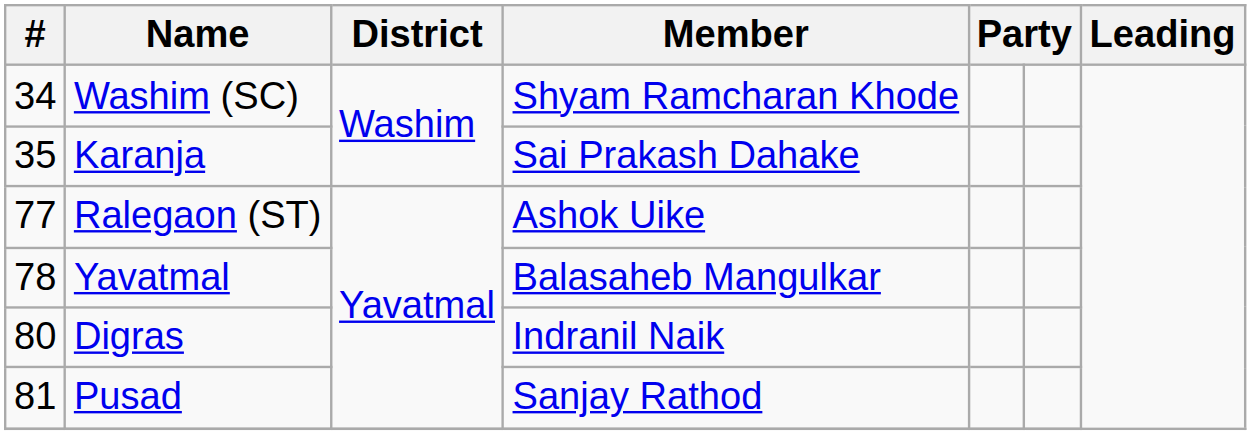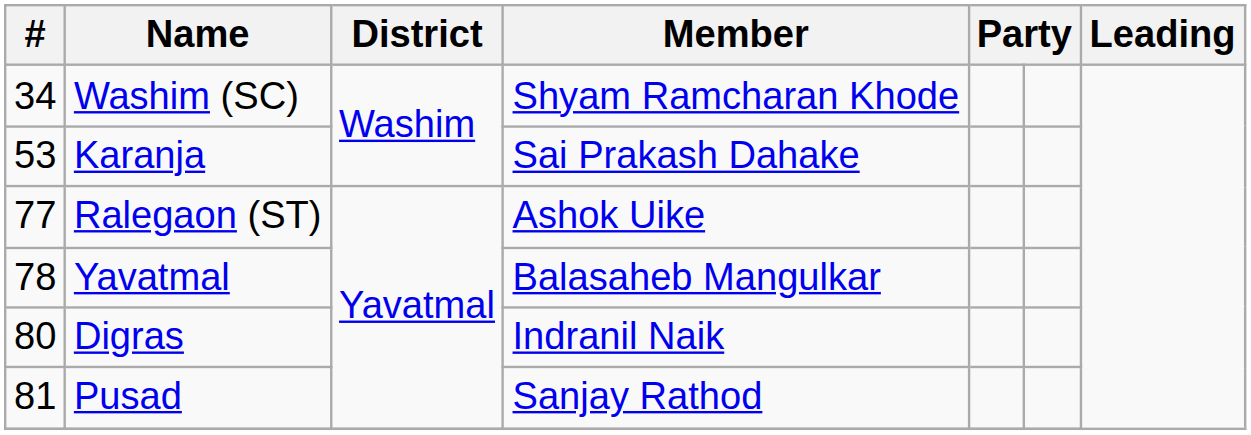(35, 155) 35 -> (35, 155) 53
